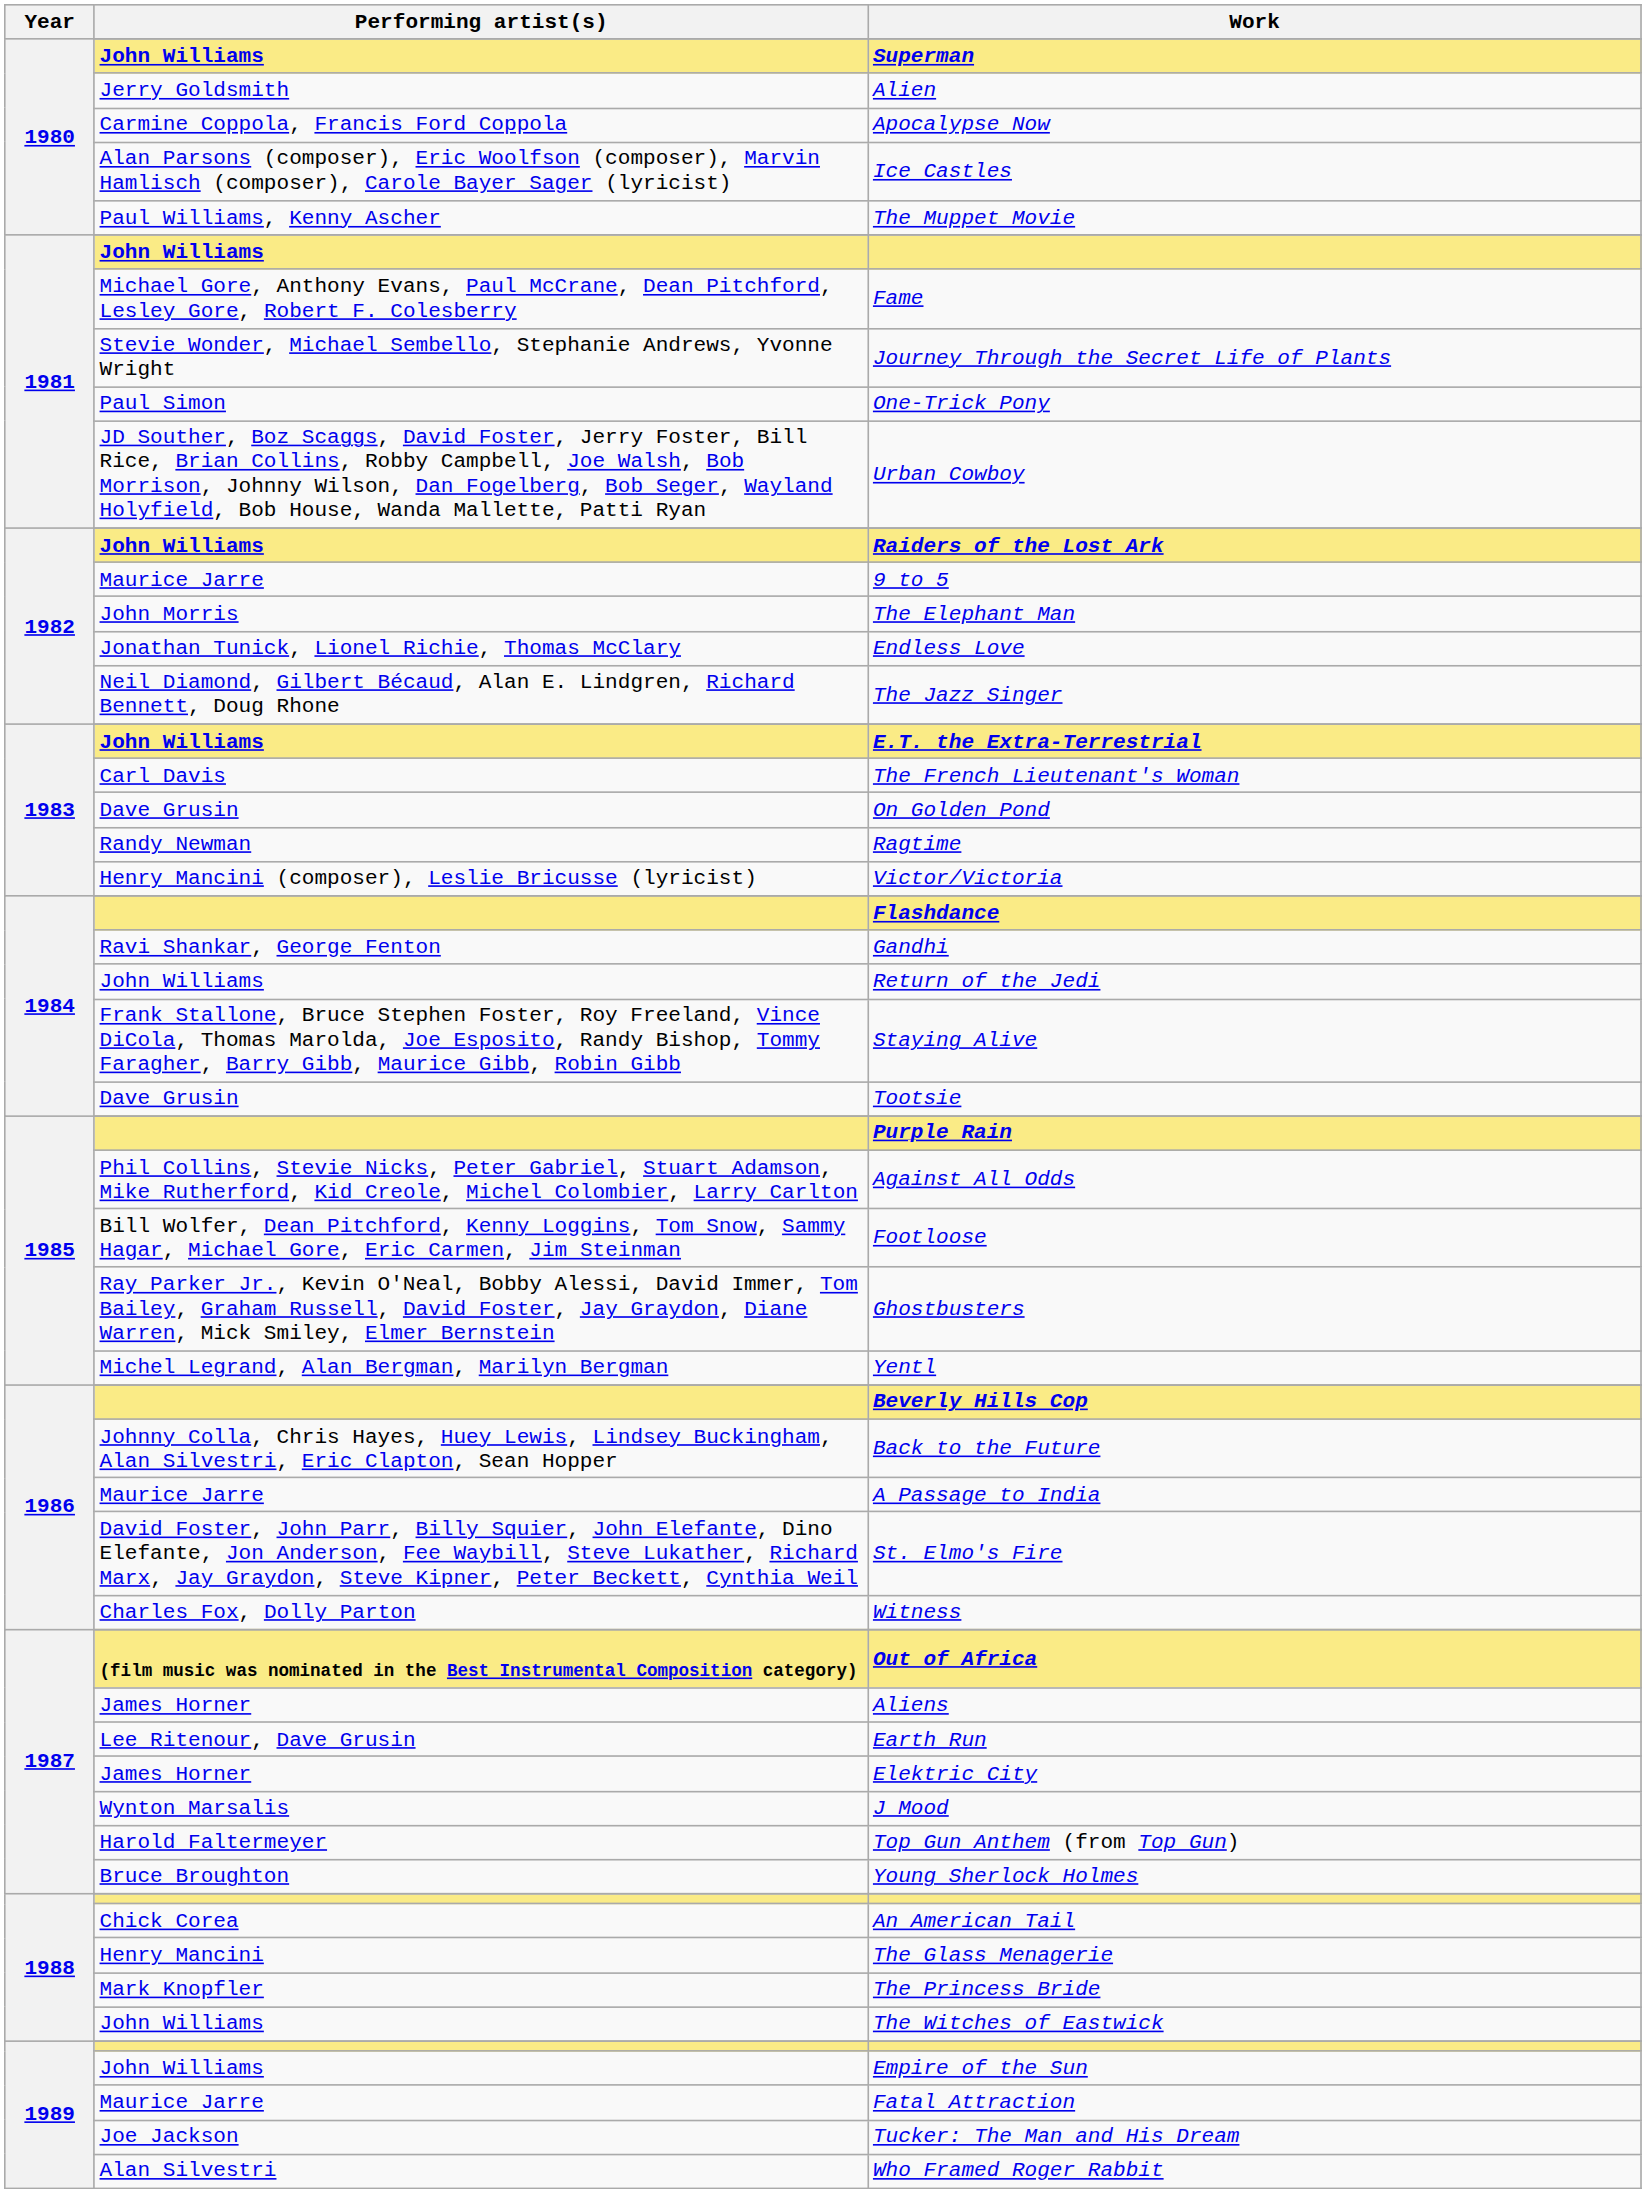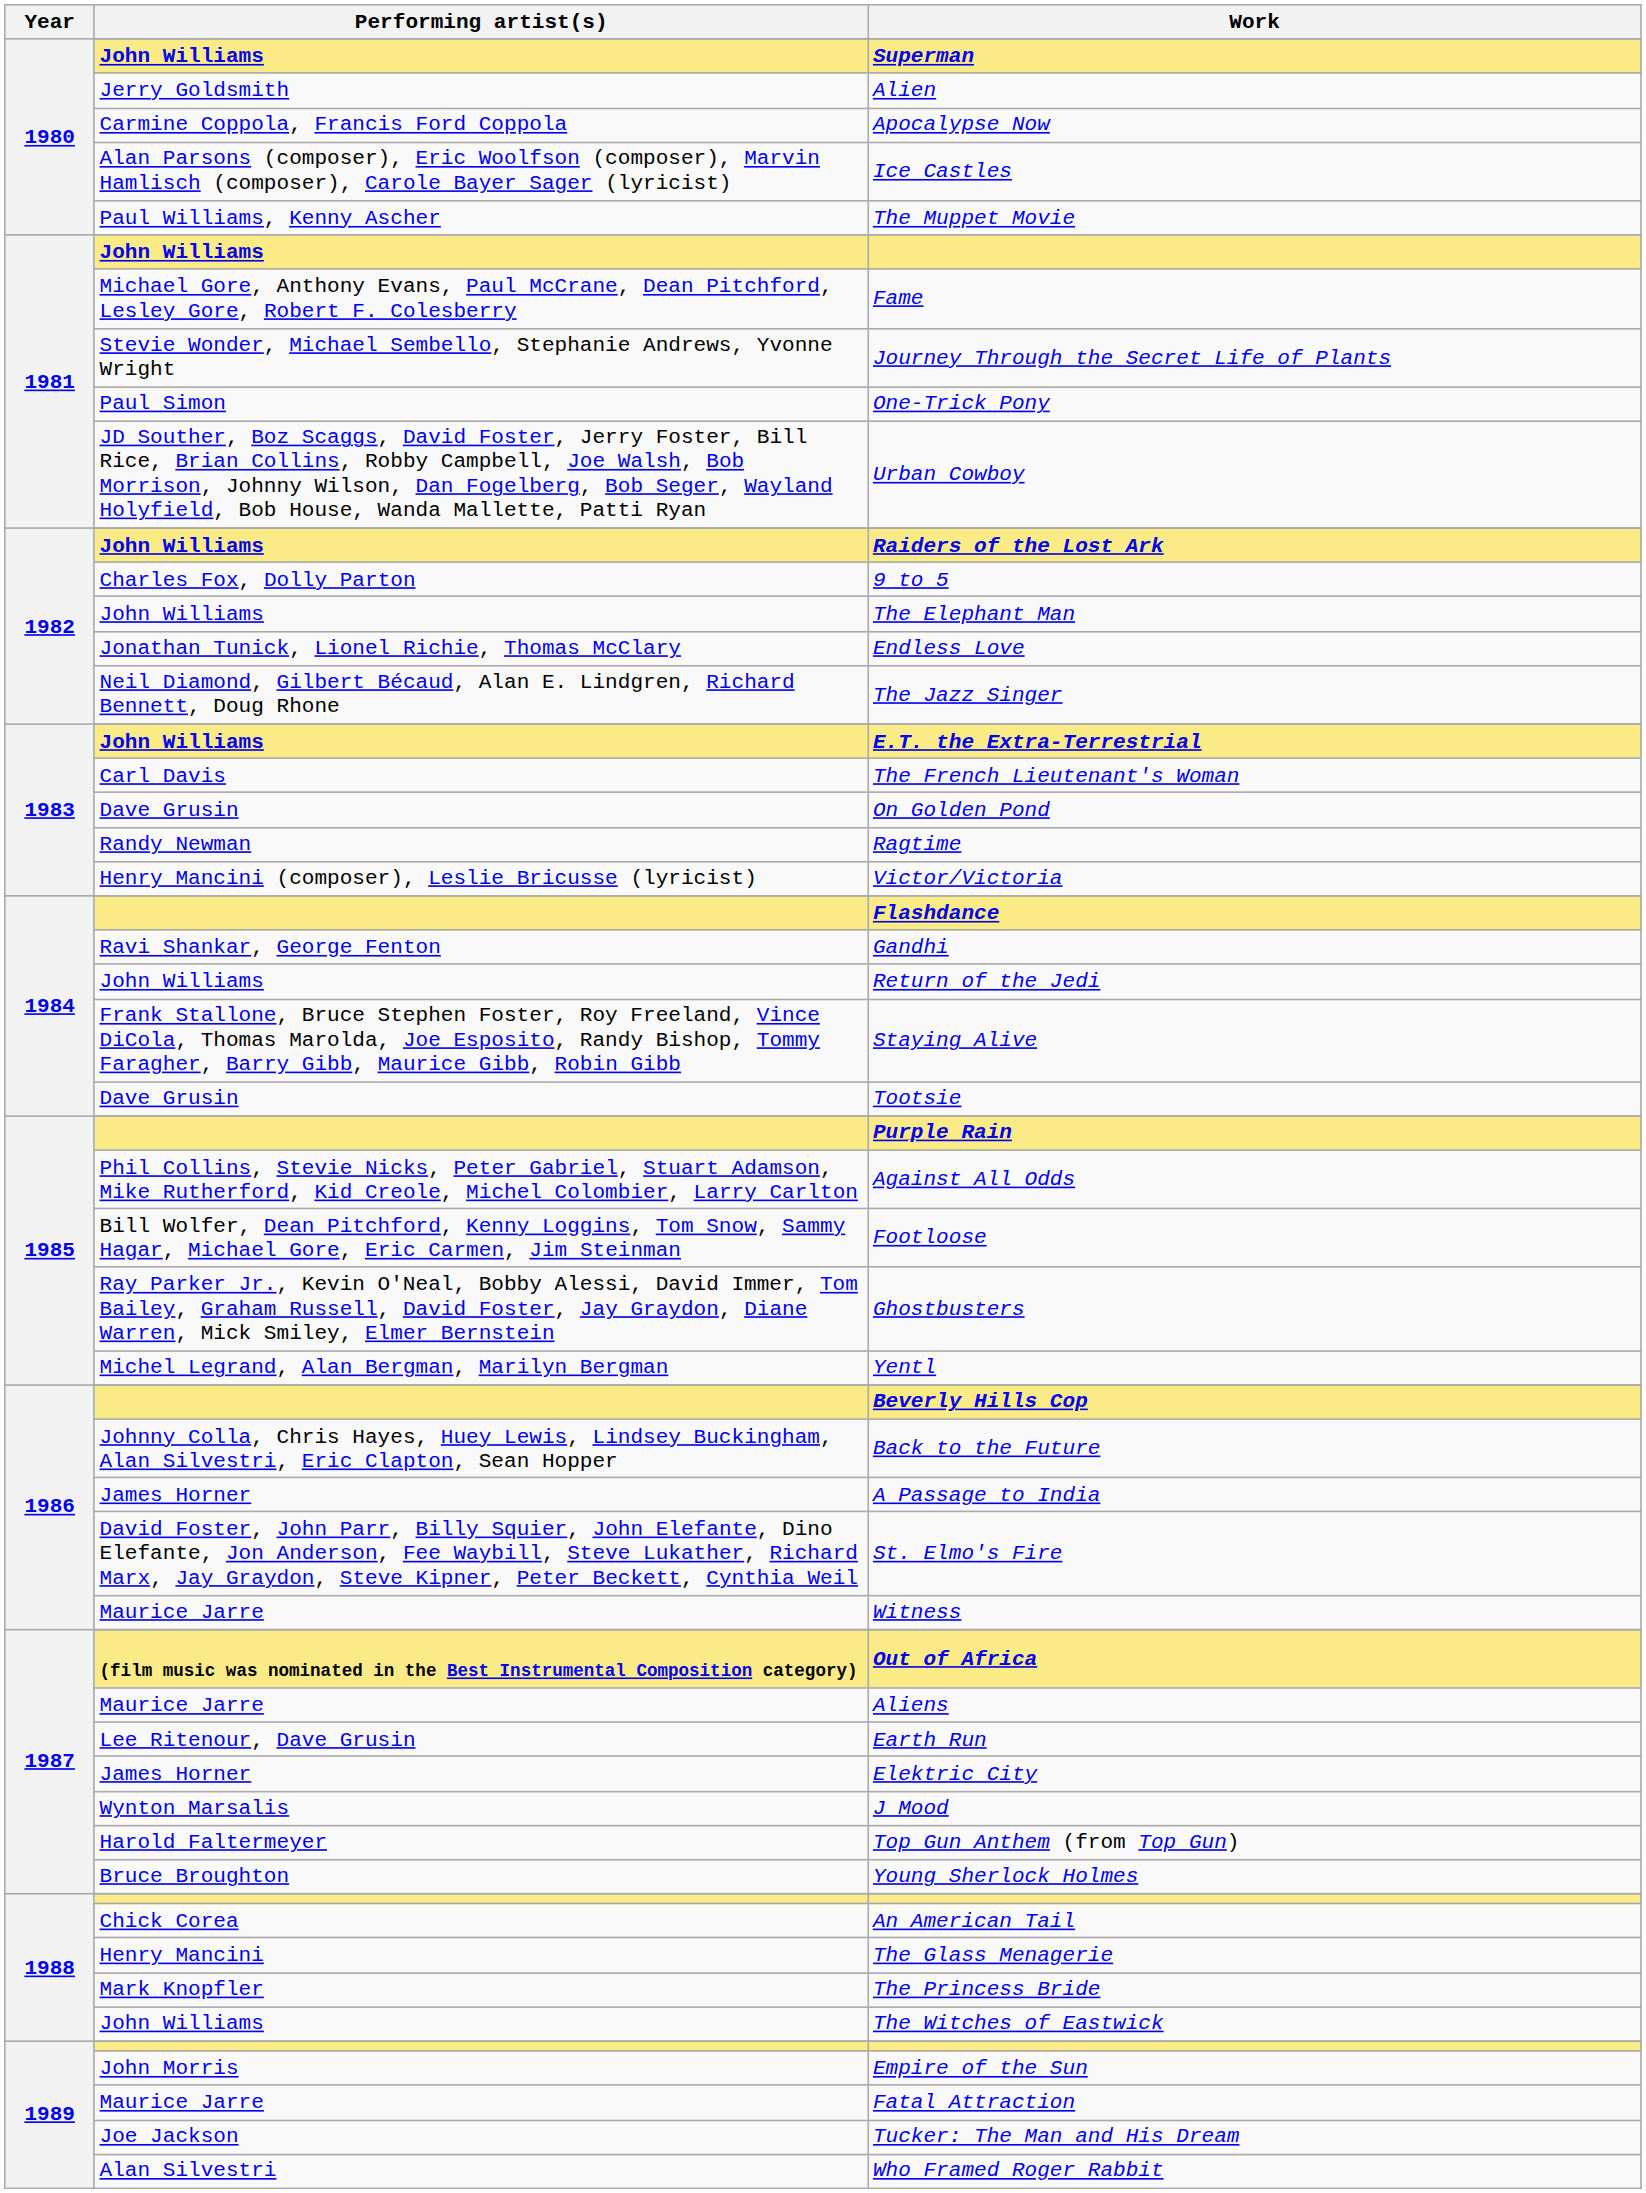(182, 580) Maurice Jarre -> (258, 580) Charles Fox, Dolly Parton
(169, 614) John Morris -> (182, 614) John Williams
(182, 1495) Maurice Jarre -> (175, 1495) James Horner
(258, 1612) Charles Fox, Dolly Parton -> (182, 1612) Maurice Jarre
(175, 1705) James Horner -> (182, 1705) Maurice Jarre
(182, 2068) John Williams -> (169, 2068) John Morris
